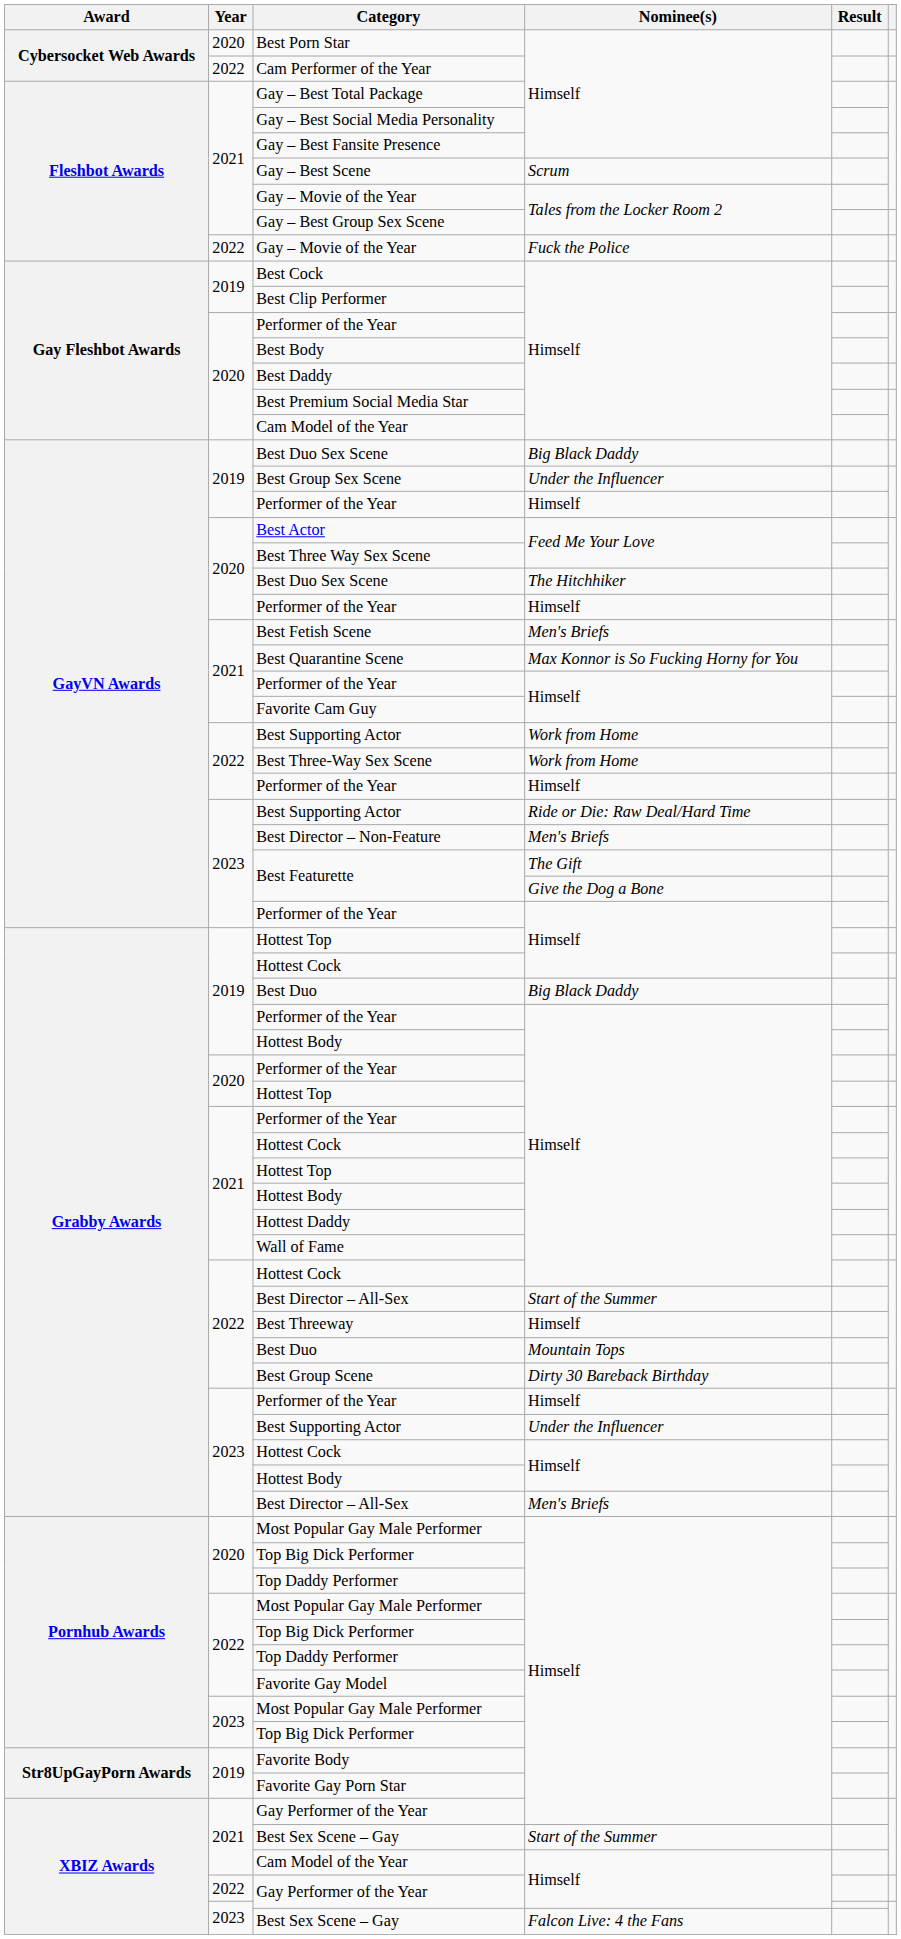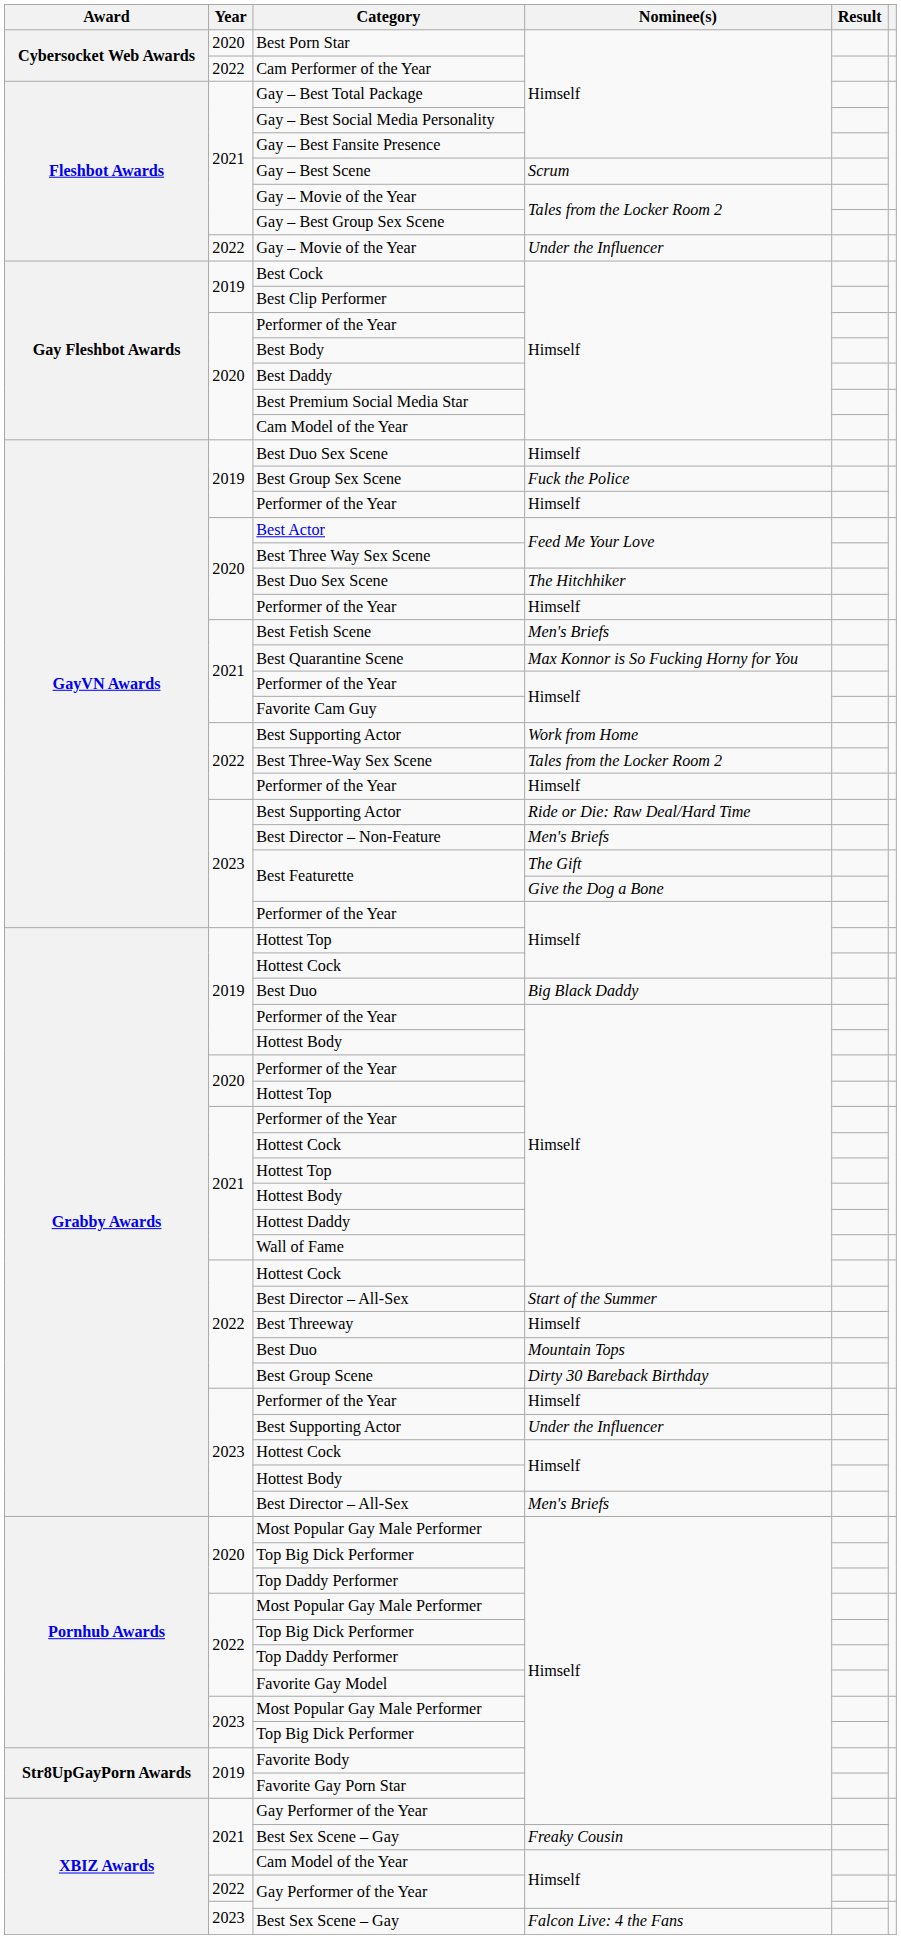(579, 247) Fuck the Police -> (596, 247) Under the Influencer
(583, 453) Big Black Daddy -> (554, 453) Himself
(596, 478) Under the Influencer -> (579, 478) Fuck the Police
(583, 760) Work from Home -> (625, 760) Tales from the Locker Room 2
(592, 1836) Start of the Summer -> (576, 1836) Freaky Cousin
